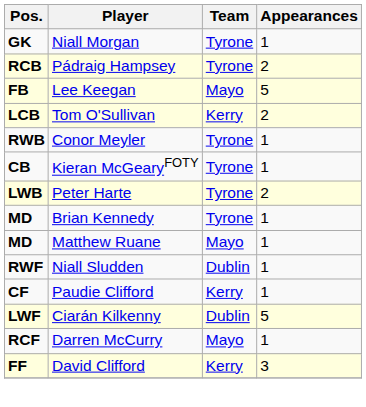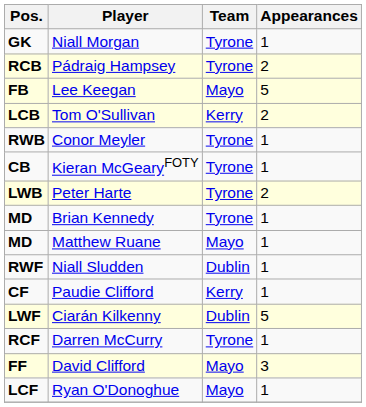(225, 340) Mayo -> (229, 340) Tyrone
(224, 365) Kerry -> (225, 365) Mayo
+ row: (116, 390)
